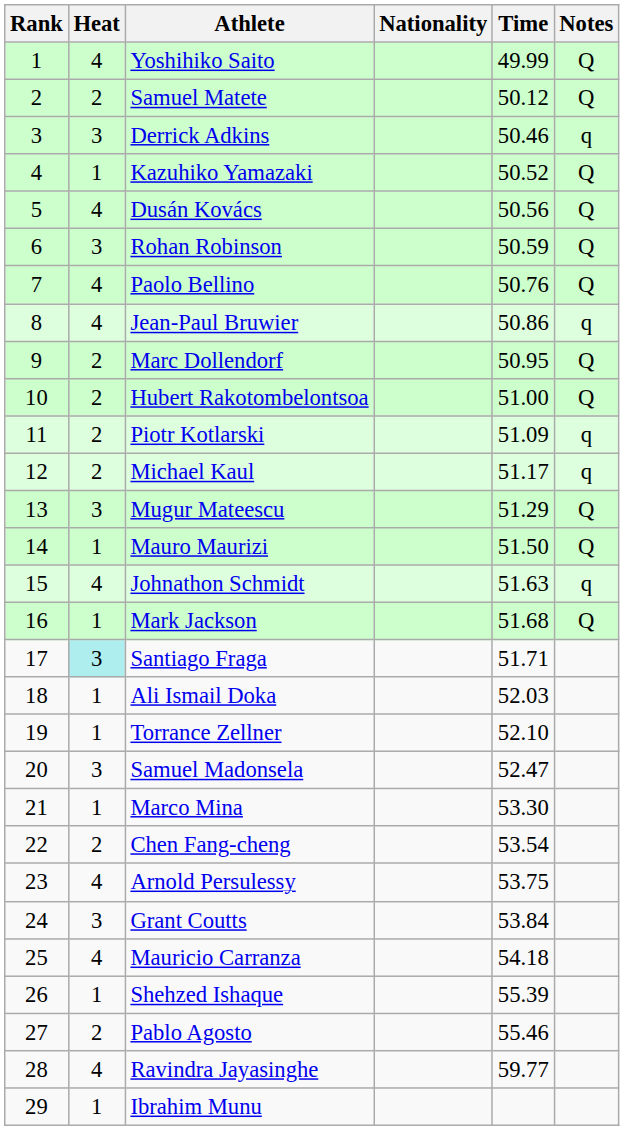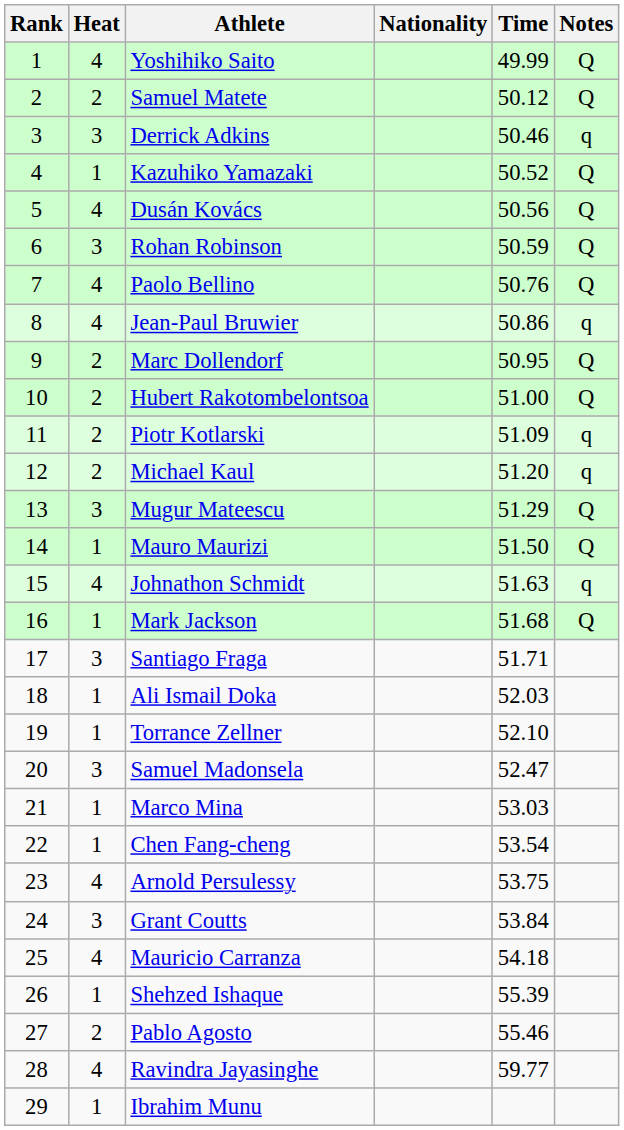(523, 471) 51.17 -> (523, 471) 51.20
(97, 658) paleturquoise background -> (97, 658) no background
(523, 807) 53.30 -> (523, 807) 53.03
(97, 844) 2 -> (97, 844) 1
